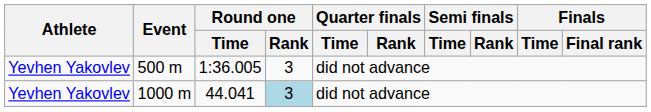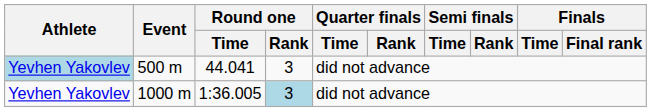(69, 69) no background -> (69, 69) lightblue background
(230, 69) 1:36.005 -> (230, 69) 44.041
(230, 94) 44.041 -> (230, 94) 1:36.005
